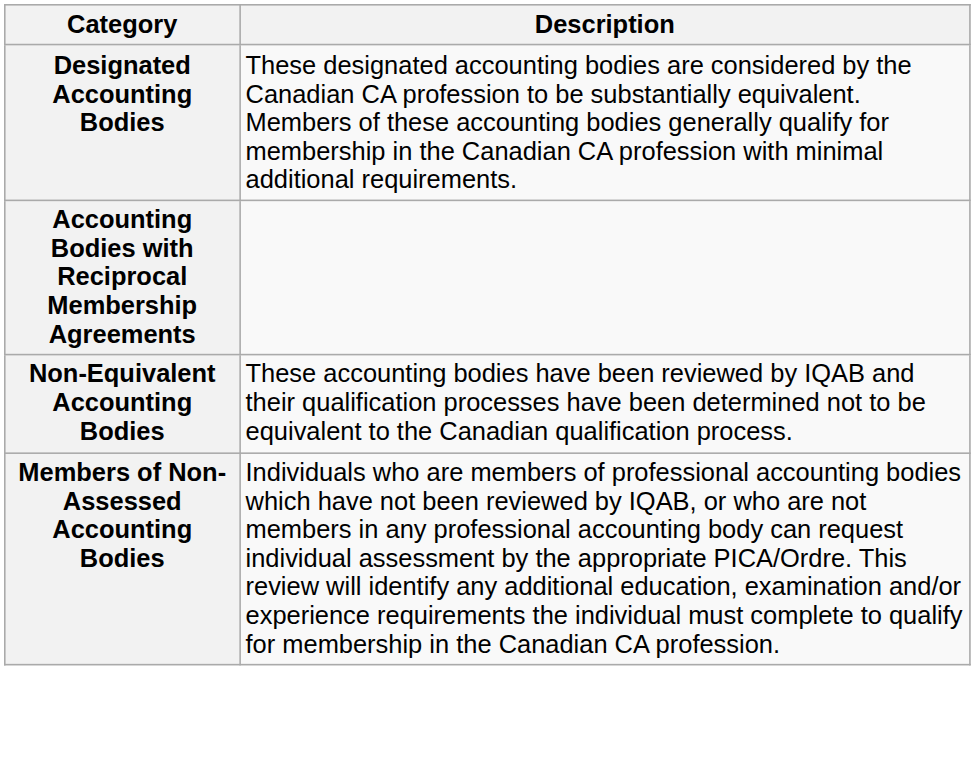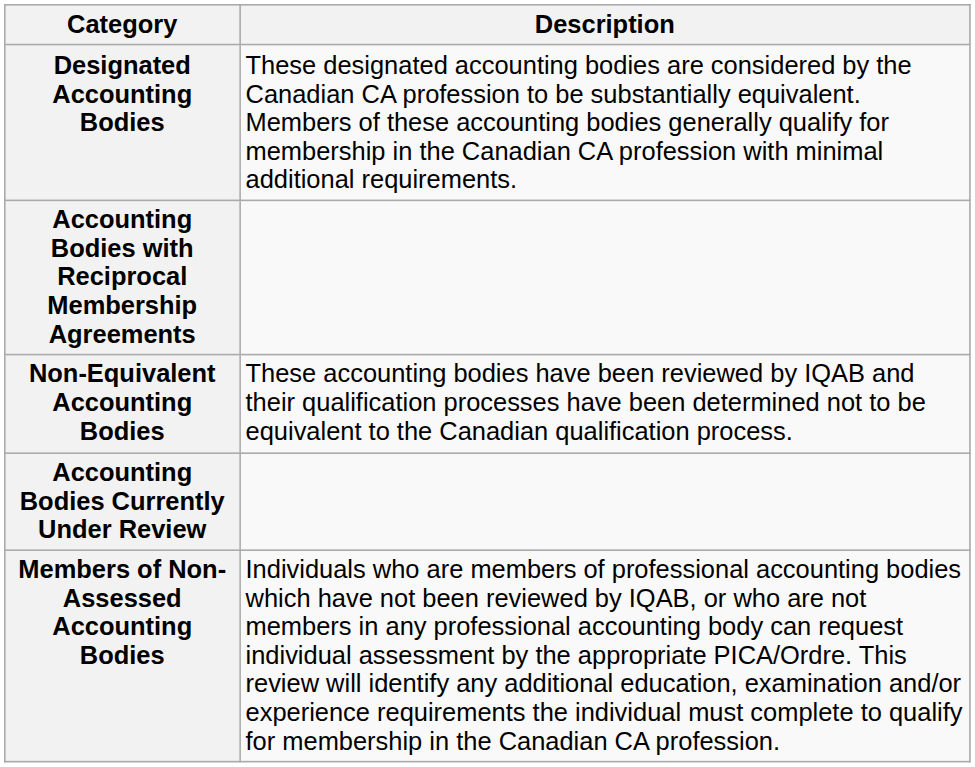+ row: (122, 500)
